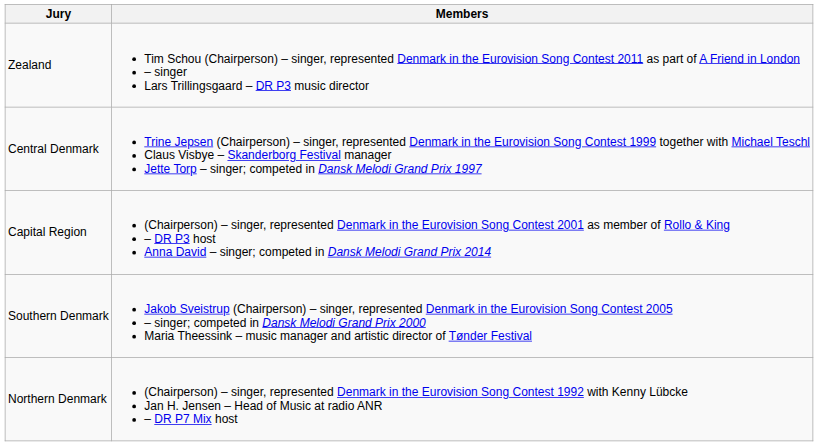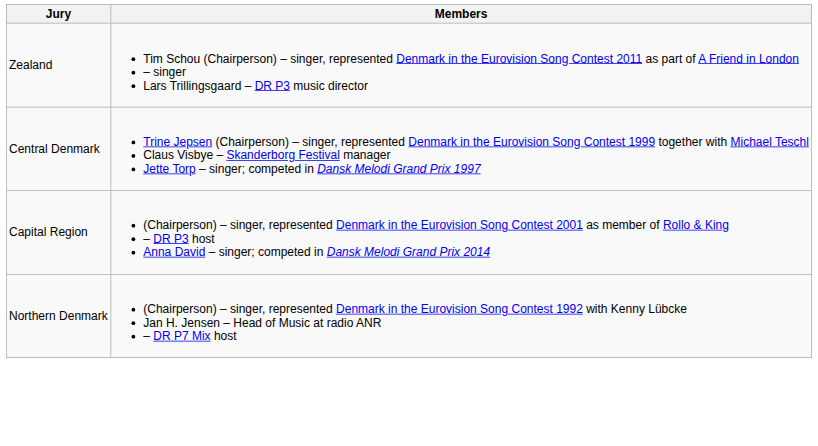- row: (58, 315)
